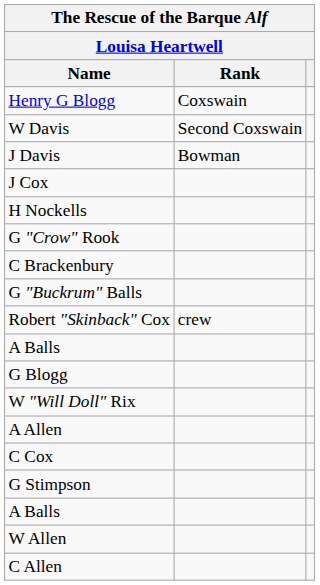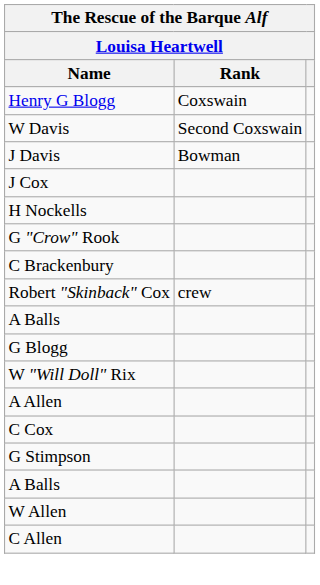- row: (75, 292)
